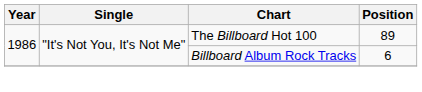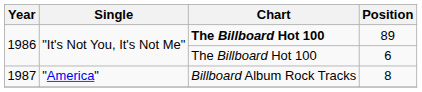(254, 35) normal -> (258, 35) bold
(274, 55) Billboard Album Rock Tracks -> (254, 55) The Billboard Hot 100
+ row: (388, 76)
